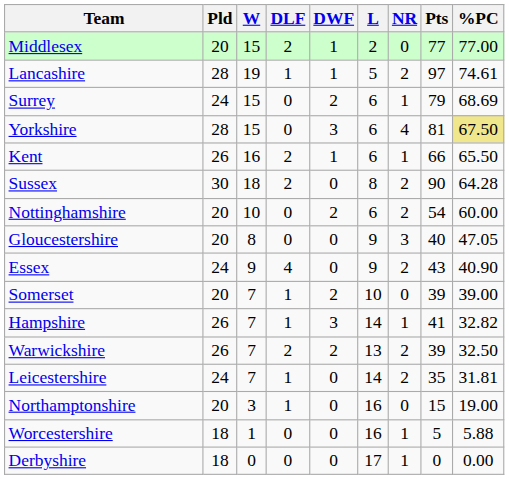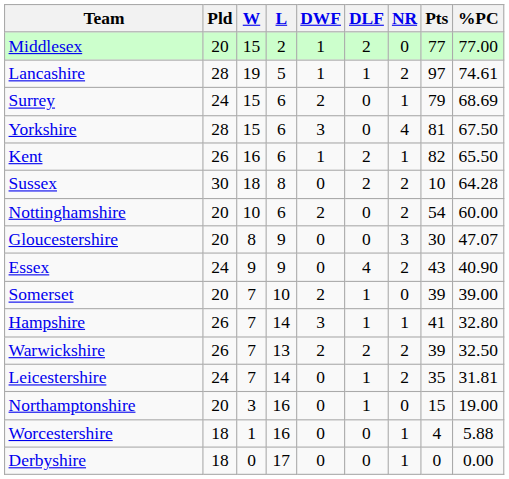columns swapped: (373, 18) <-> (288, 18)
(478, 128) khaki background -> (478, 128) no background
(437, 156) 66 -> (437, 156) 82
(437, 184) 90 -> (437, 184) 10
(437, 239) 40 -> (437, 239) 30
(478, 239) 47.05 -> (478, 239) 47.07
(478, 322) 32.82 -> (478, 322) 32.80
(437, 433) 5 -> (437, 433) 4
